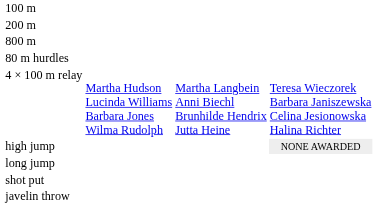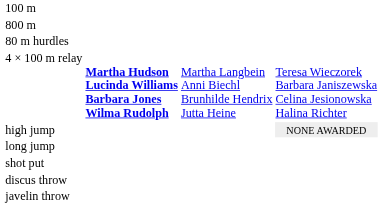- row: (21, 24)
(129, 109) normal -> (132, 92) bold
+ row: (36, 179)
